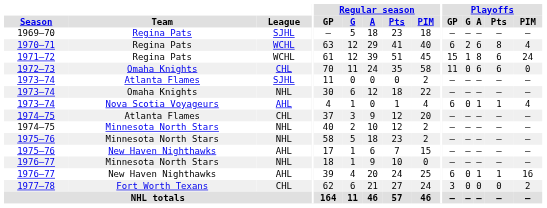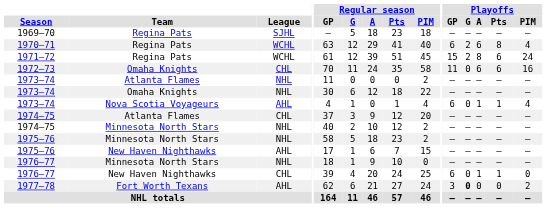(468, 57) 1 -> (468, 57) 2
(528, 69) 0 -> (528, 69) 16
(284, 80) SJHL -> (284, 80) NHL
(284, 174) AHL -> (284, 174) CHL
(528, 174) 16 -> (528, 174) 0
(284, 186) CHL -> (284, 186) AHL
(468, 186) normal -> (468, 186) bold
